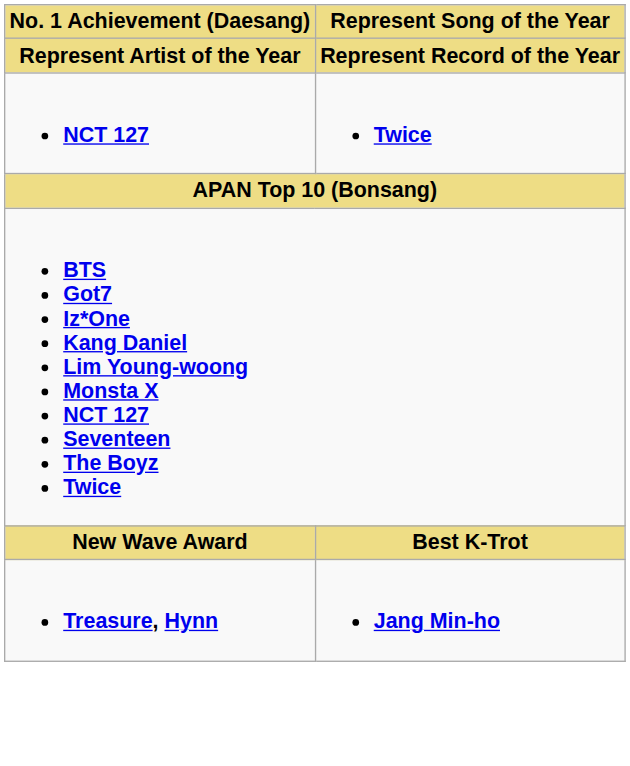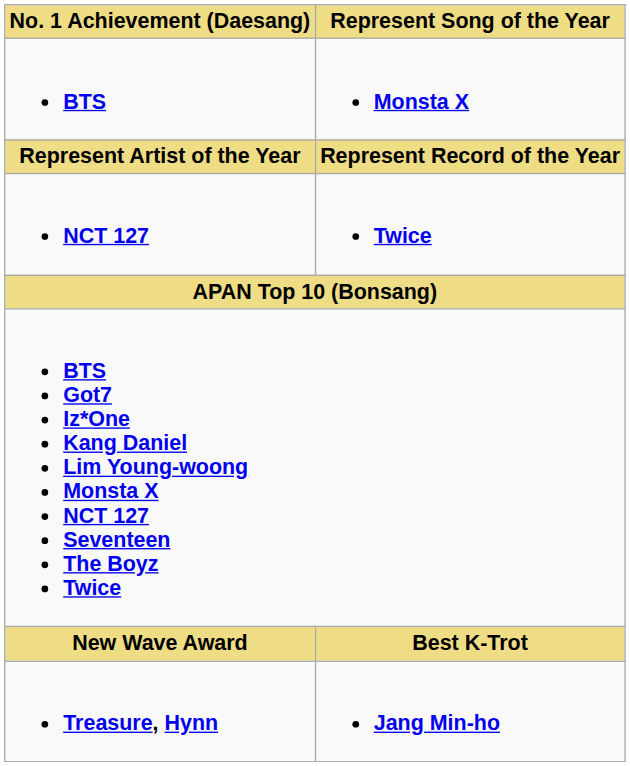+ row: (160, 101)
